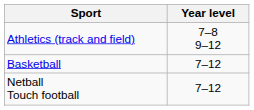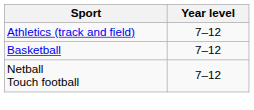(208, 38) 7–8 9–12 -> (208, 32) 7–12
